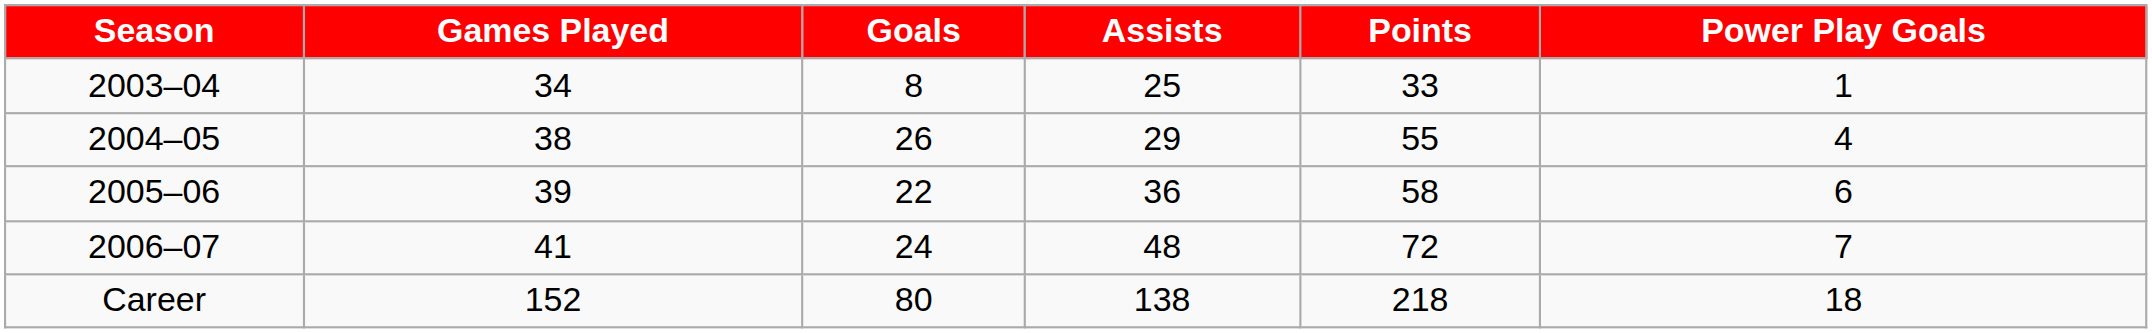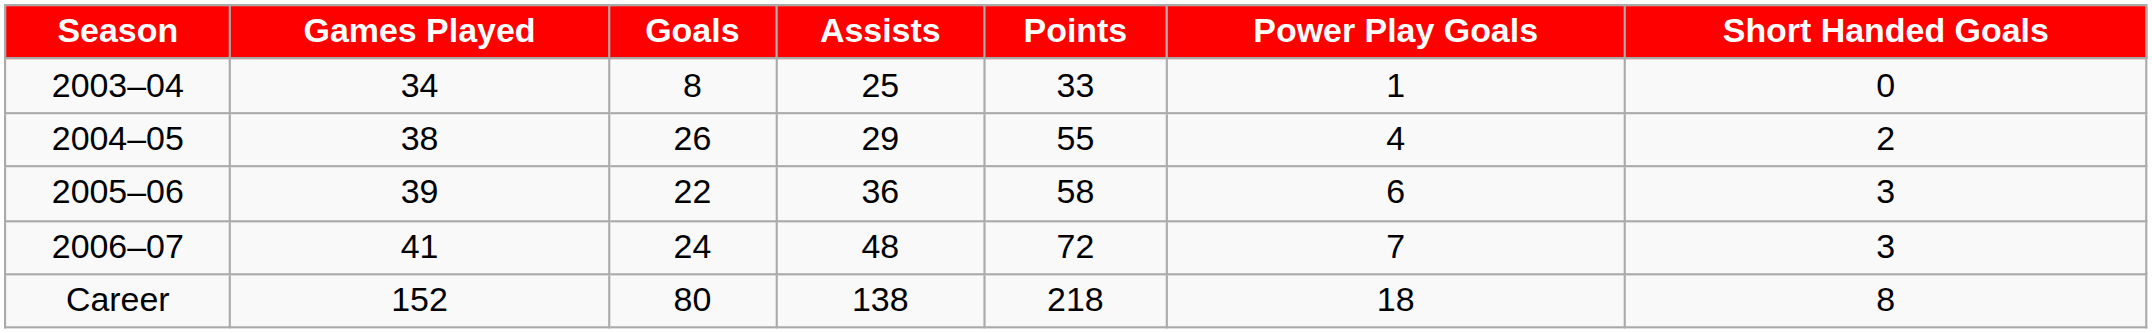+ column: (1886, 31)
